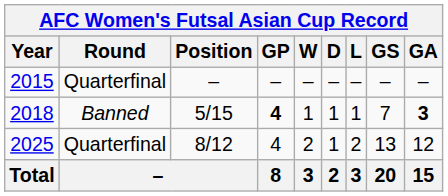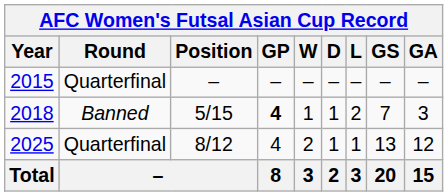(356, 113) 1 -> (356, 113) 2
(423, 113) bold -> (423, 113) normal
(356, 144) 2 -> (356, 144) 1
